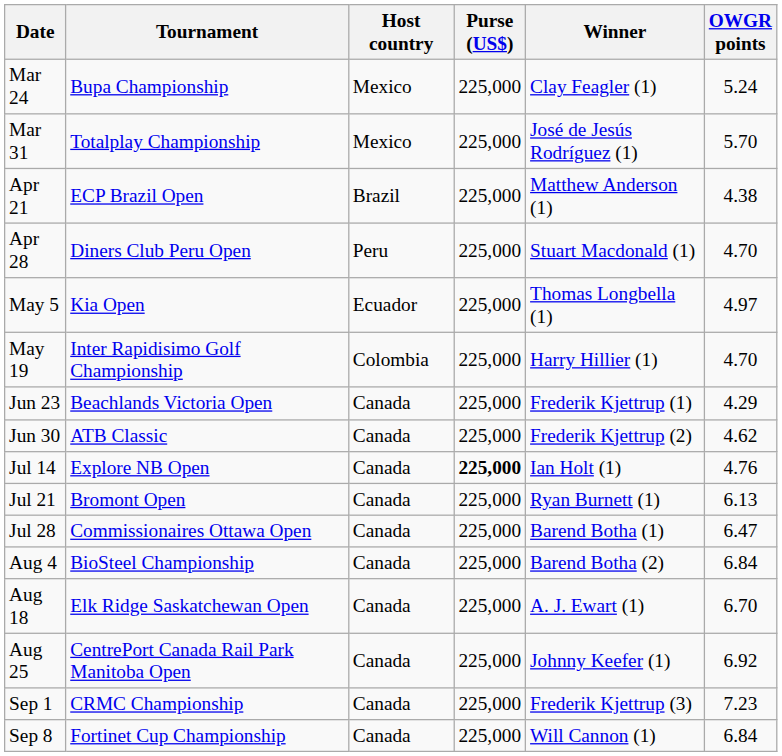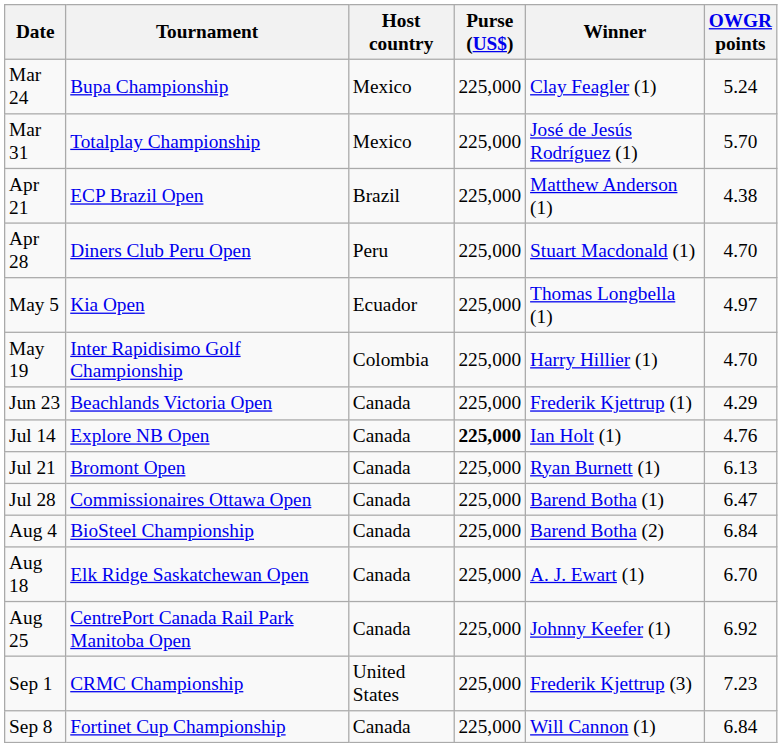- row: (35, 435)
(382, 703) Canada -> (379, 683) United States
